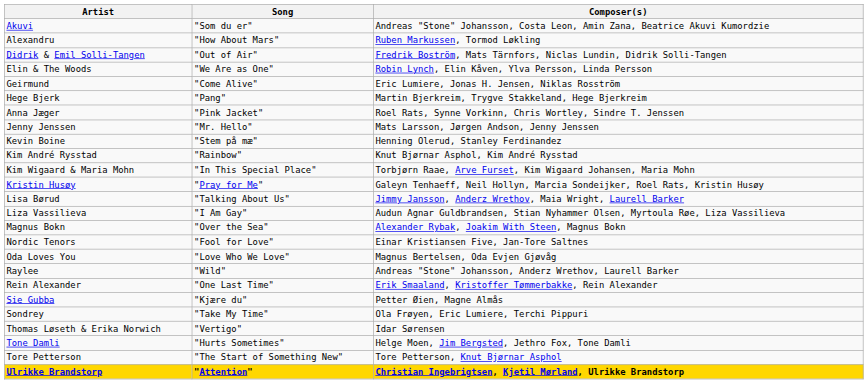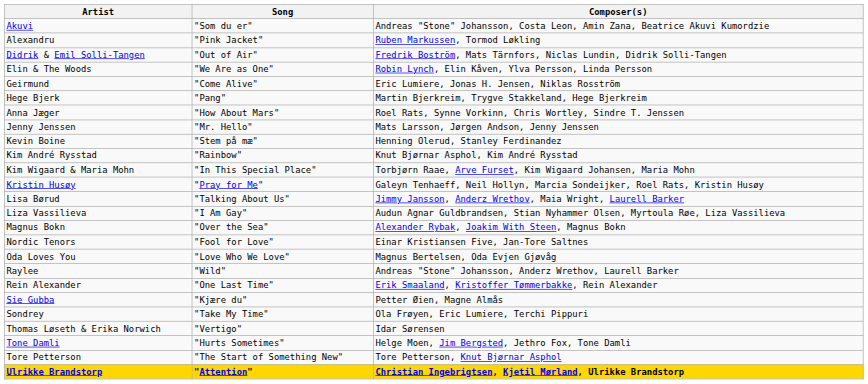(237, 40) "How About Mars" -> (229, 40) "Pink Jacket"
(229, 112) "Pink Jacket" -> (237, 112) "How About Mars"
